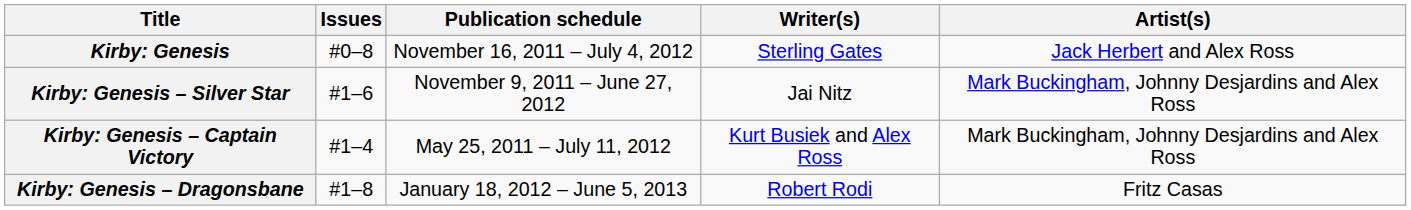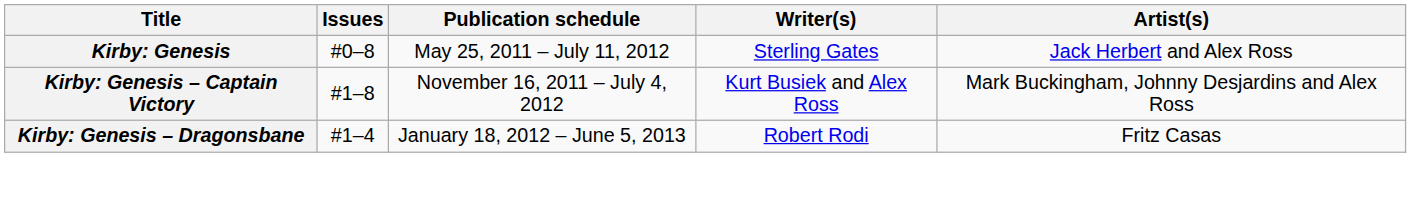(543, 51) November 16, 2011 – July 4, 2012 -> (542, 51) May 25, 2011 – July 11, 2012
- row: (160, 93)
(351, 146) #1–4 -> (353, 93) #1–8
(543, 146) May 25, 2011 – July 11, 2012 -> (542, 93) November 16, 2011 – July 4, 2012
(351, 189) #1–8 -> (353, 135) #1–4
